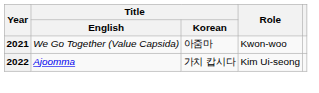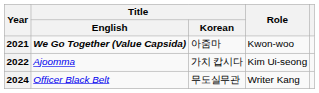(106, 44) normal -> (110, 44) bold
+ row: (18, 79)
